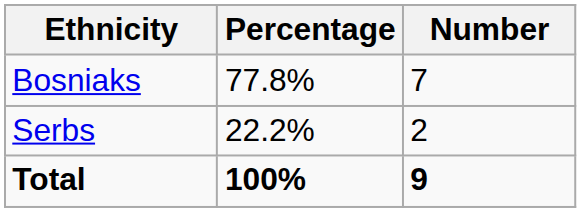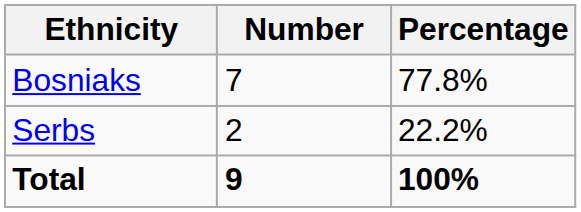columns swapped: (489, 29) <-> (310, 29)
